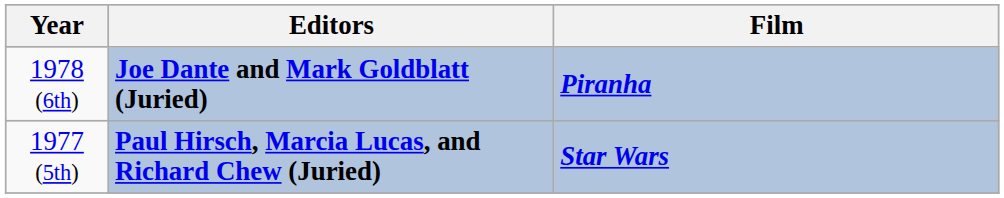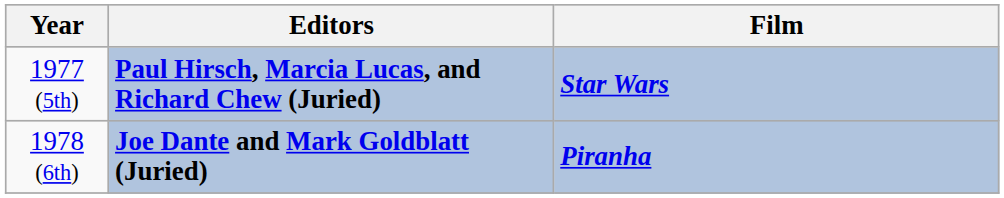rows swapped: (57, 156) <-> (57, 83)
